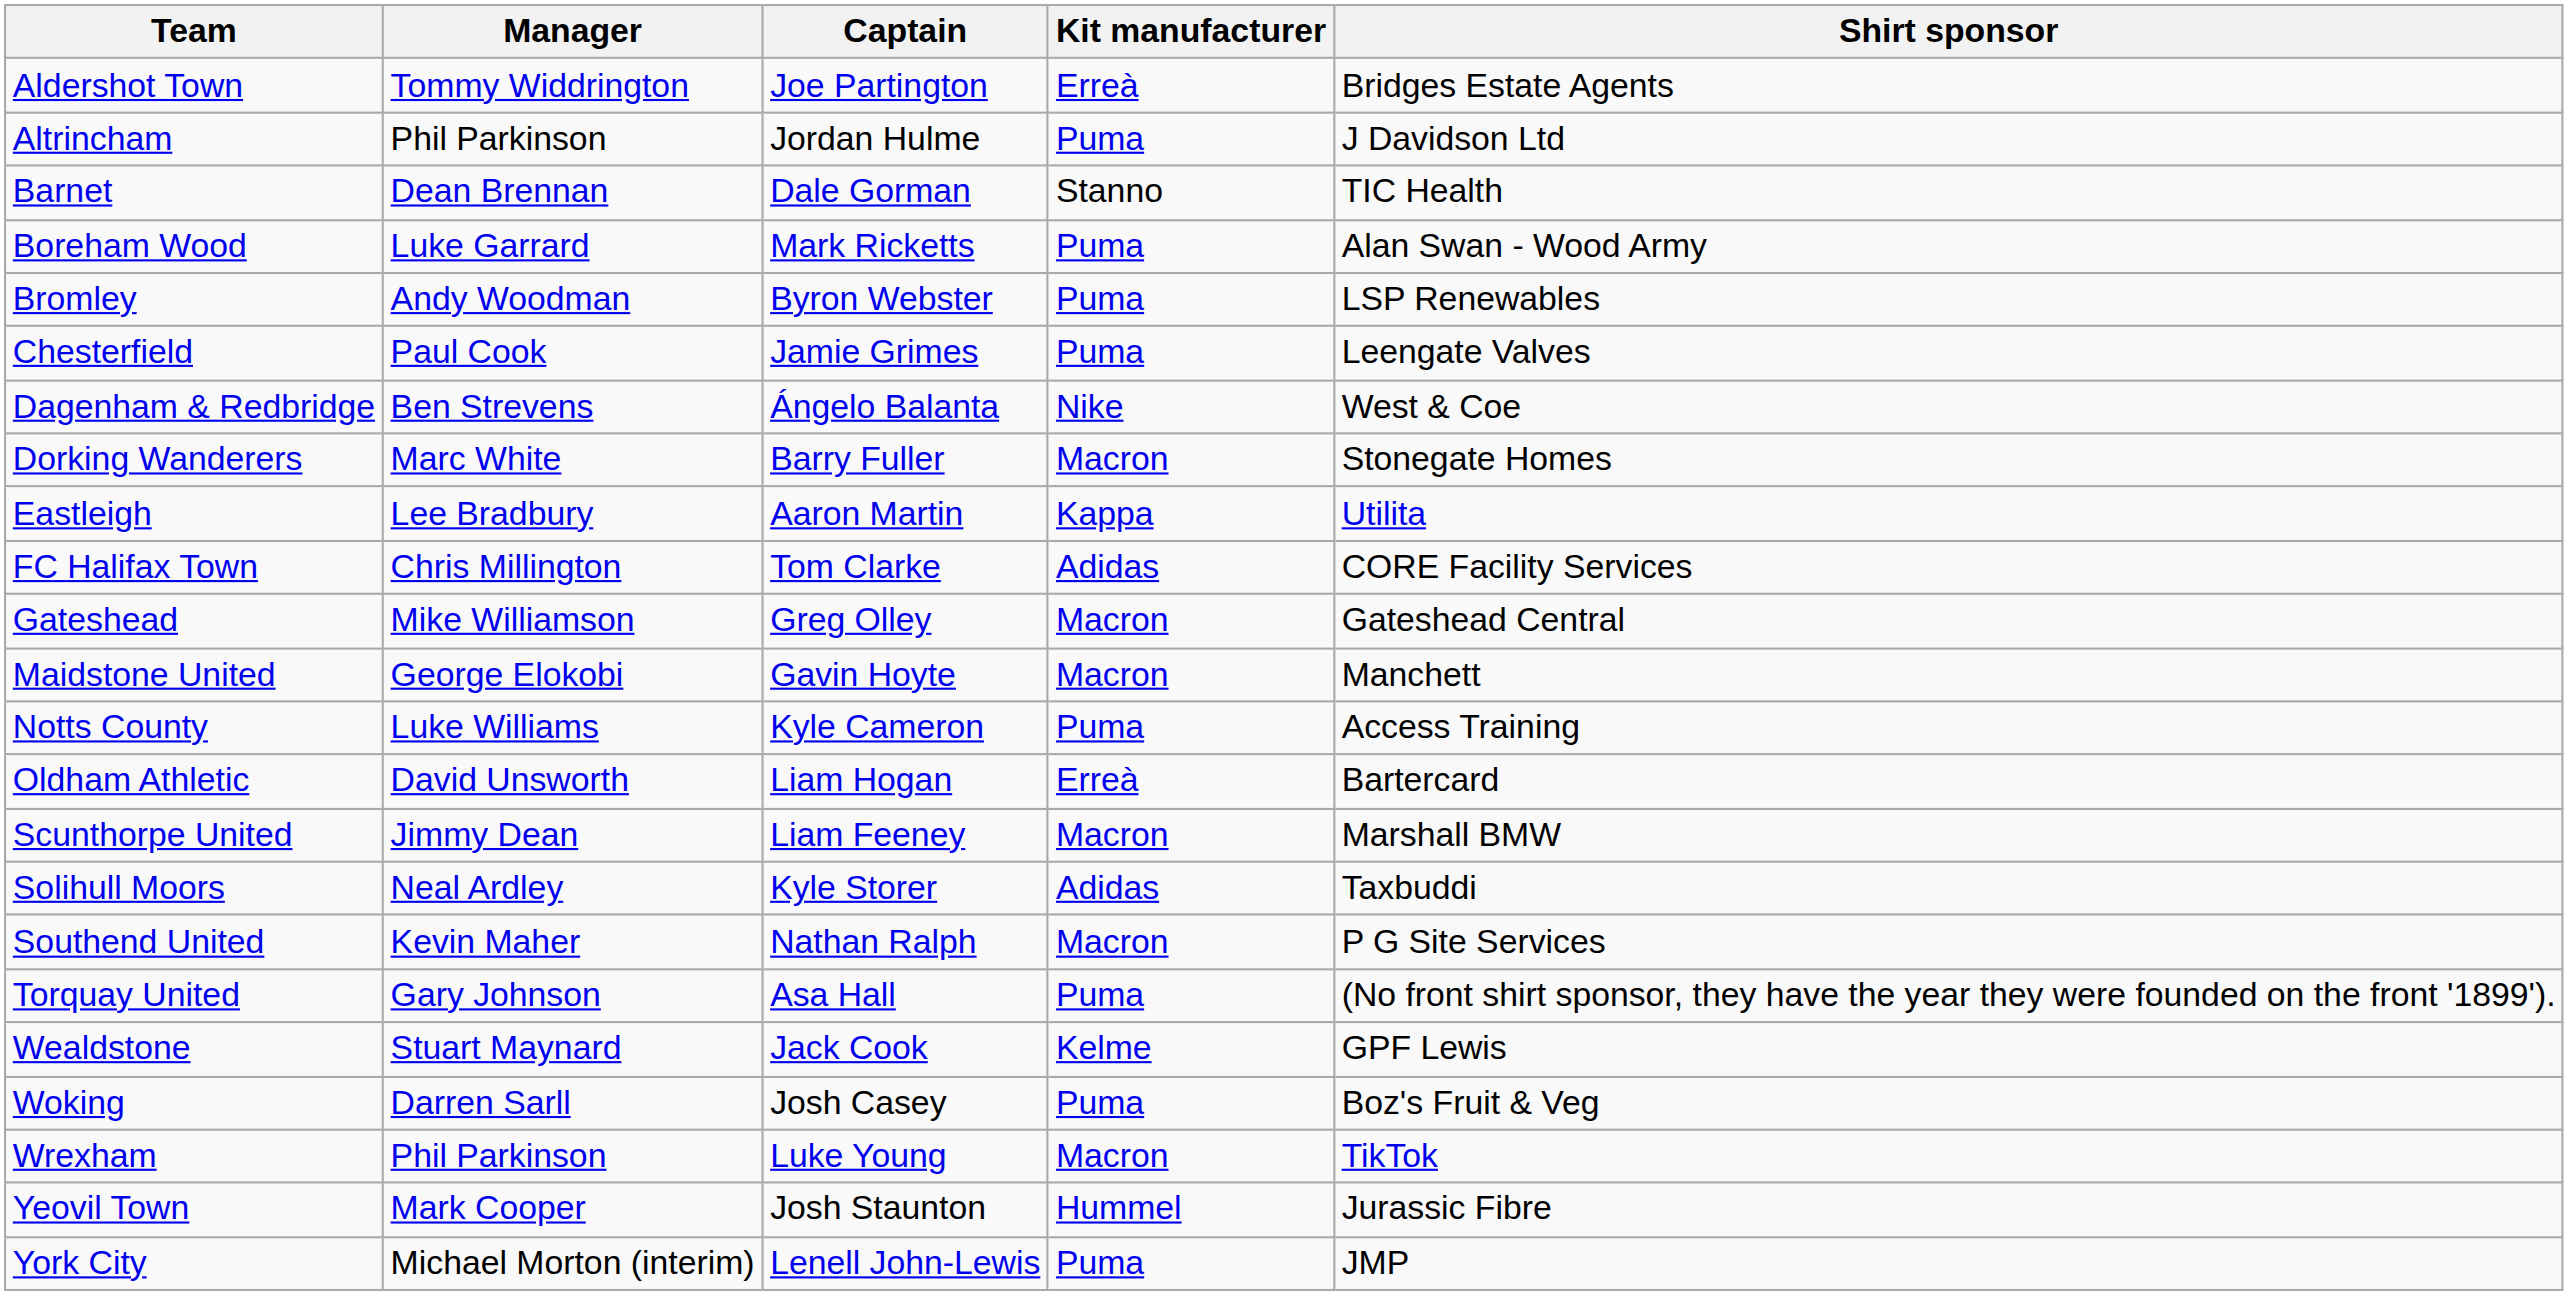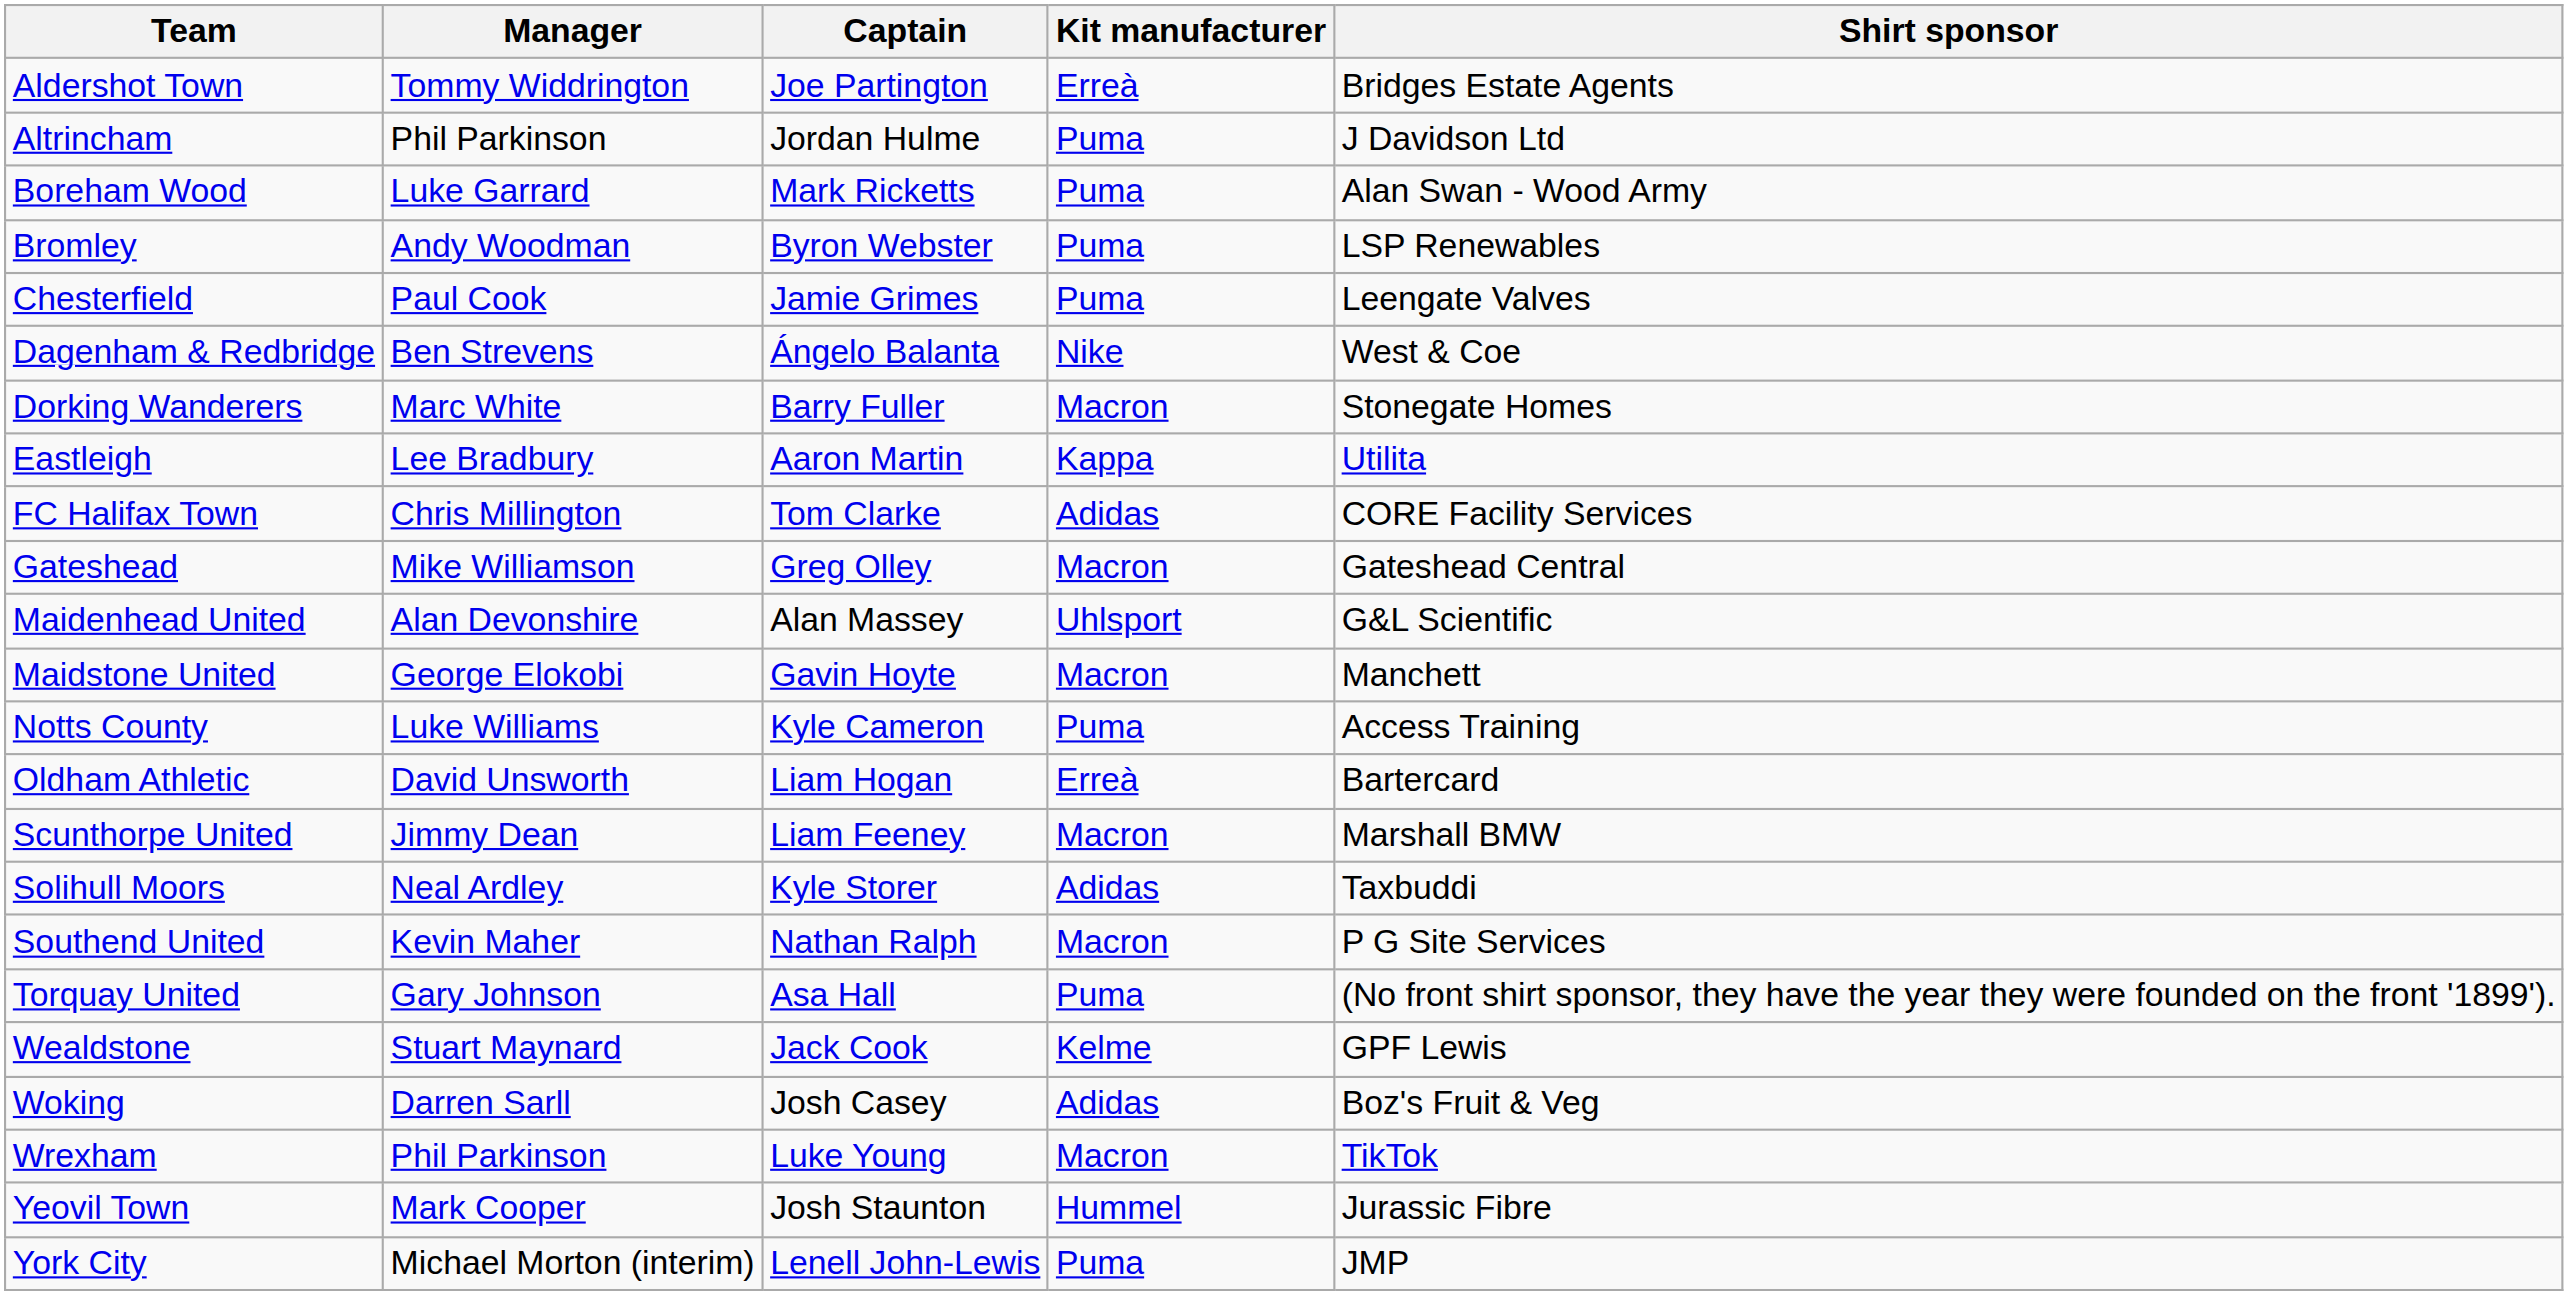- row: (63, 191)
+ row: (159, 620)
(1100, 1102) Puma -> (1108, 1102) Adidas
